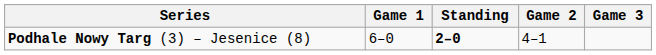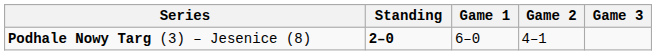columns swapped: (475, 16) <-> (399, 16)
